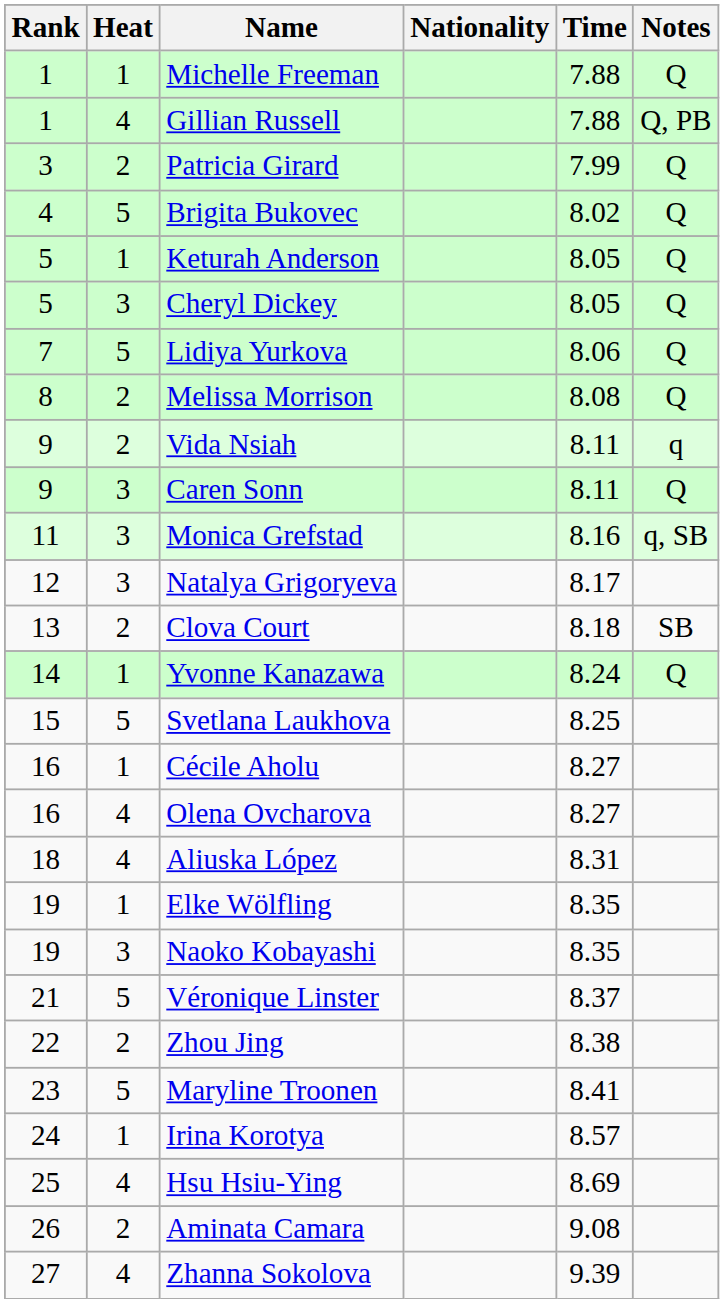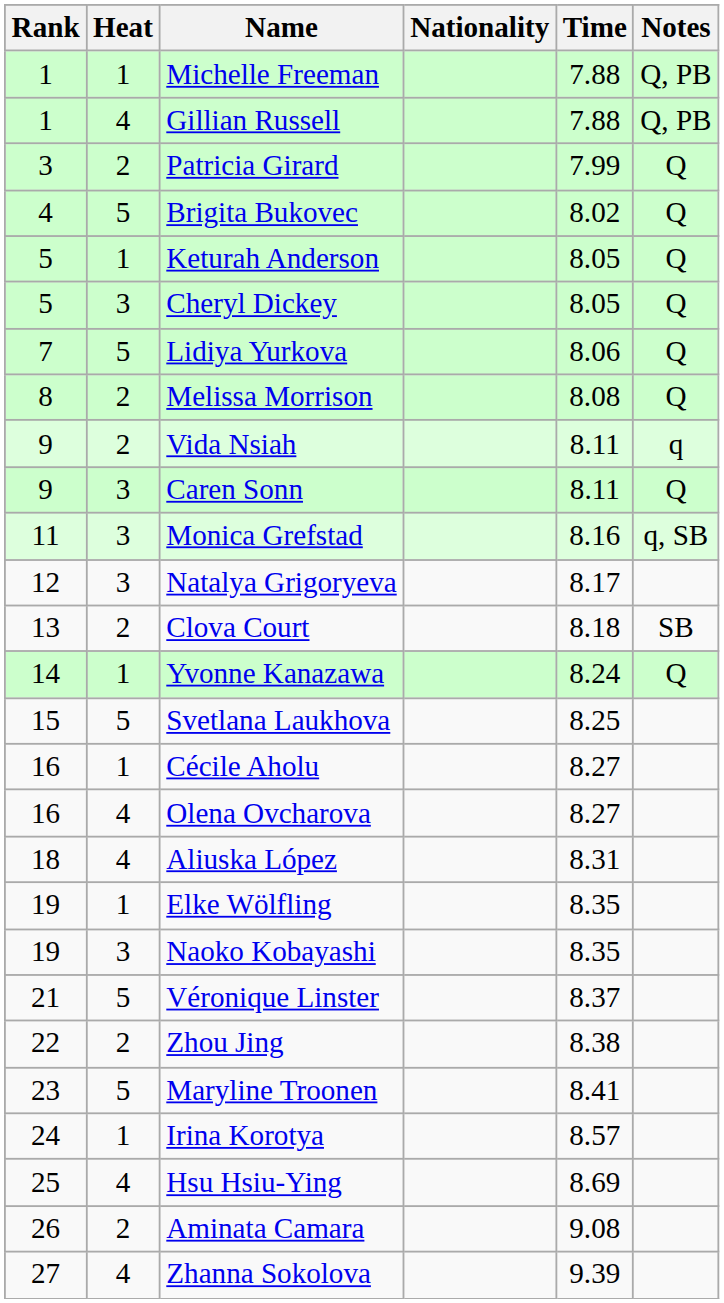(676, 73) Q -> (676, 73) Q, PB
